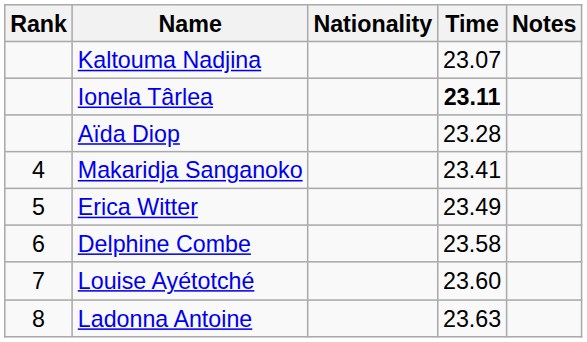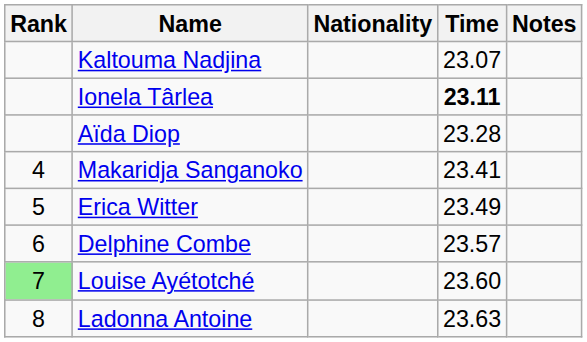(472, 244) 23.58 -> (472, 244) 23.57
(39, 281) no background -> (39, 281) lightgreen background
